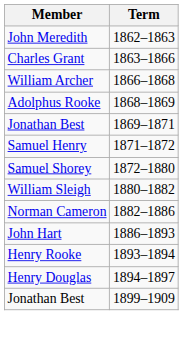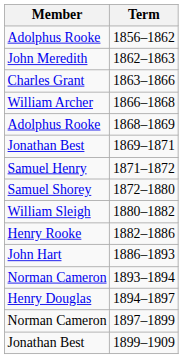+ row: (144, 37)
(57, 211) Norman Cameron -> (44, 233) Henry Rooke
(44, 255) Henry Rooke -> (57, 277) Norman Cameron
+ row: (144, 320)
